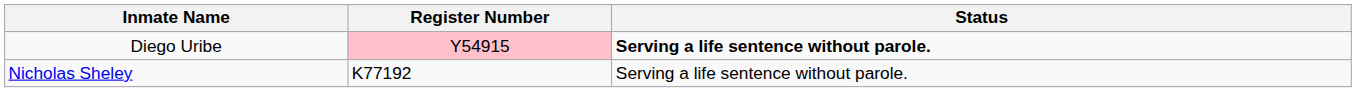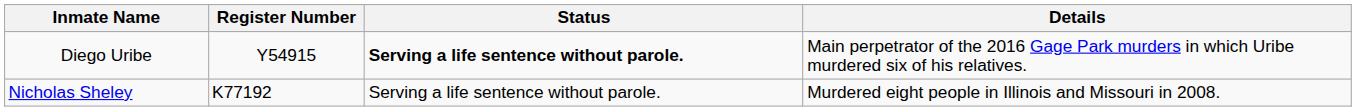+ column: (1077, 18)
(480, 45) pink background -> (286, 55) no background
